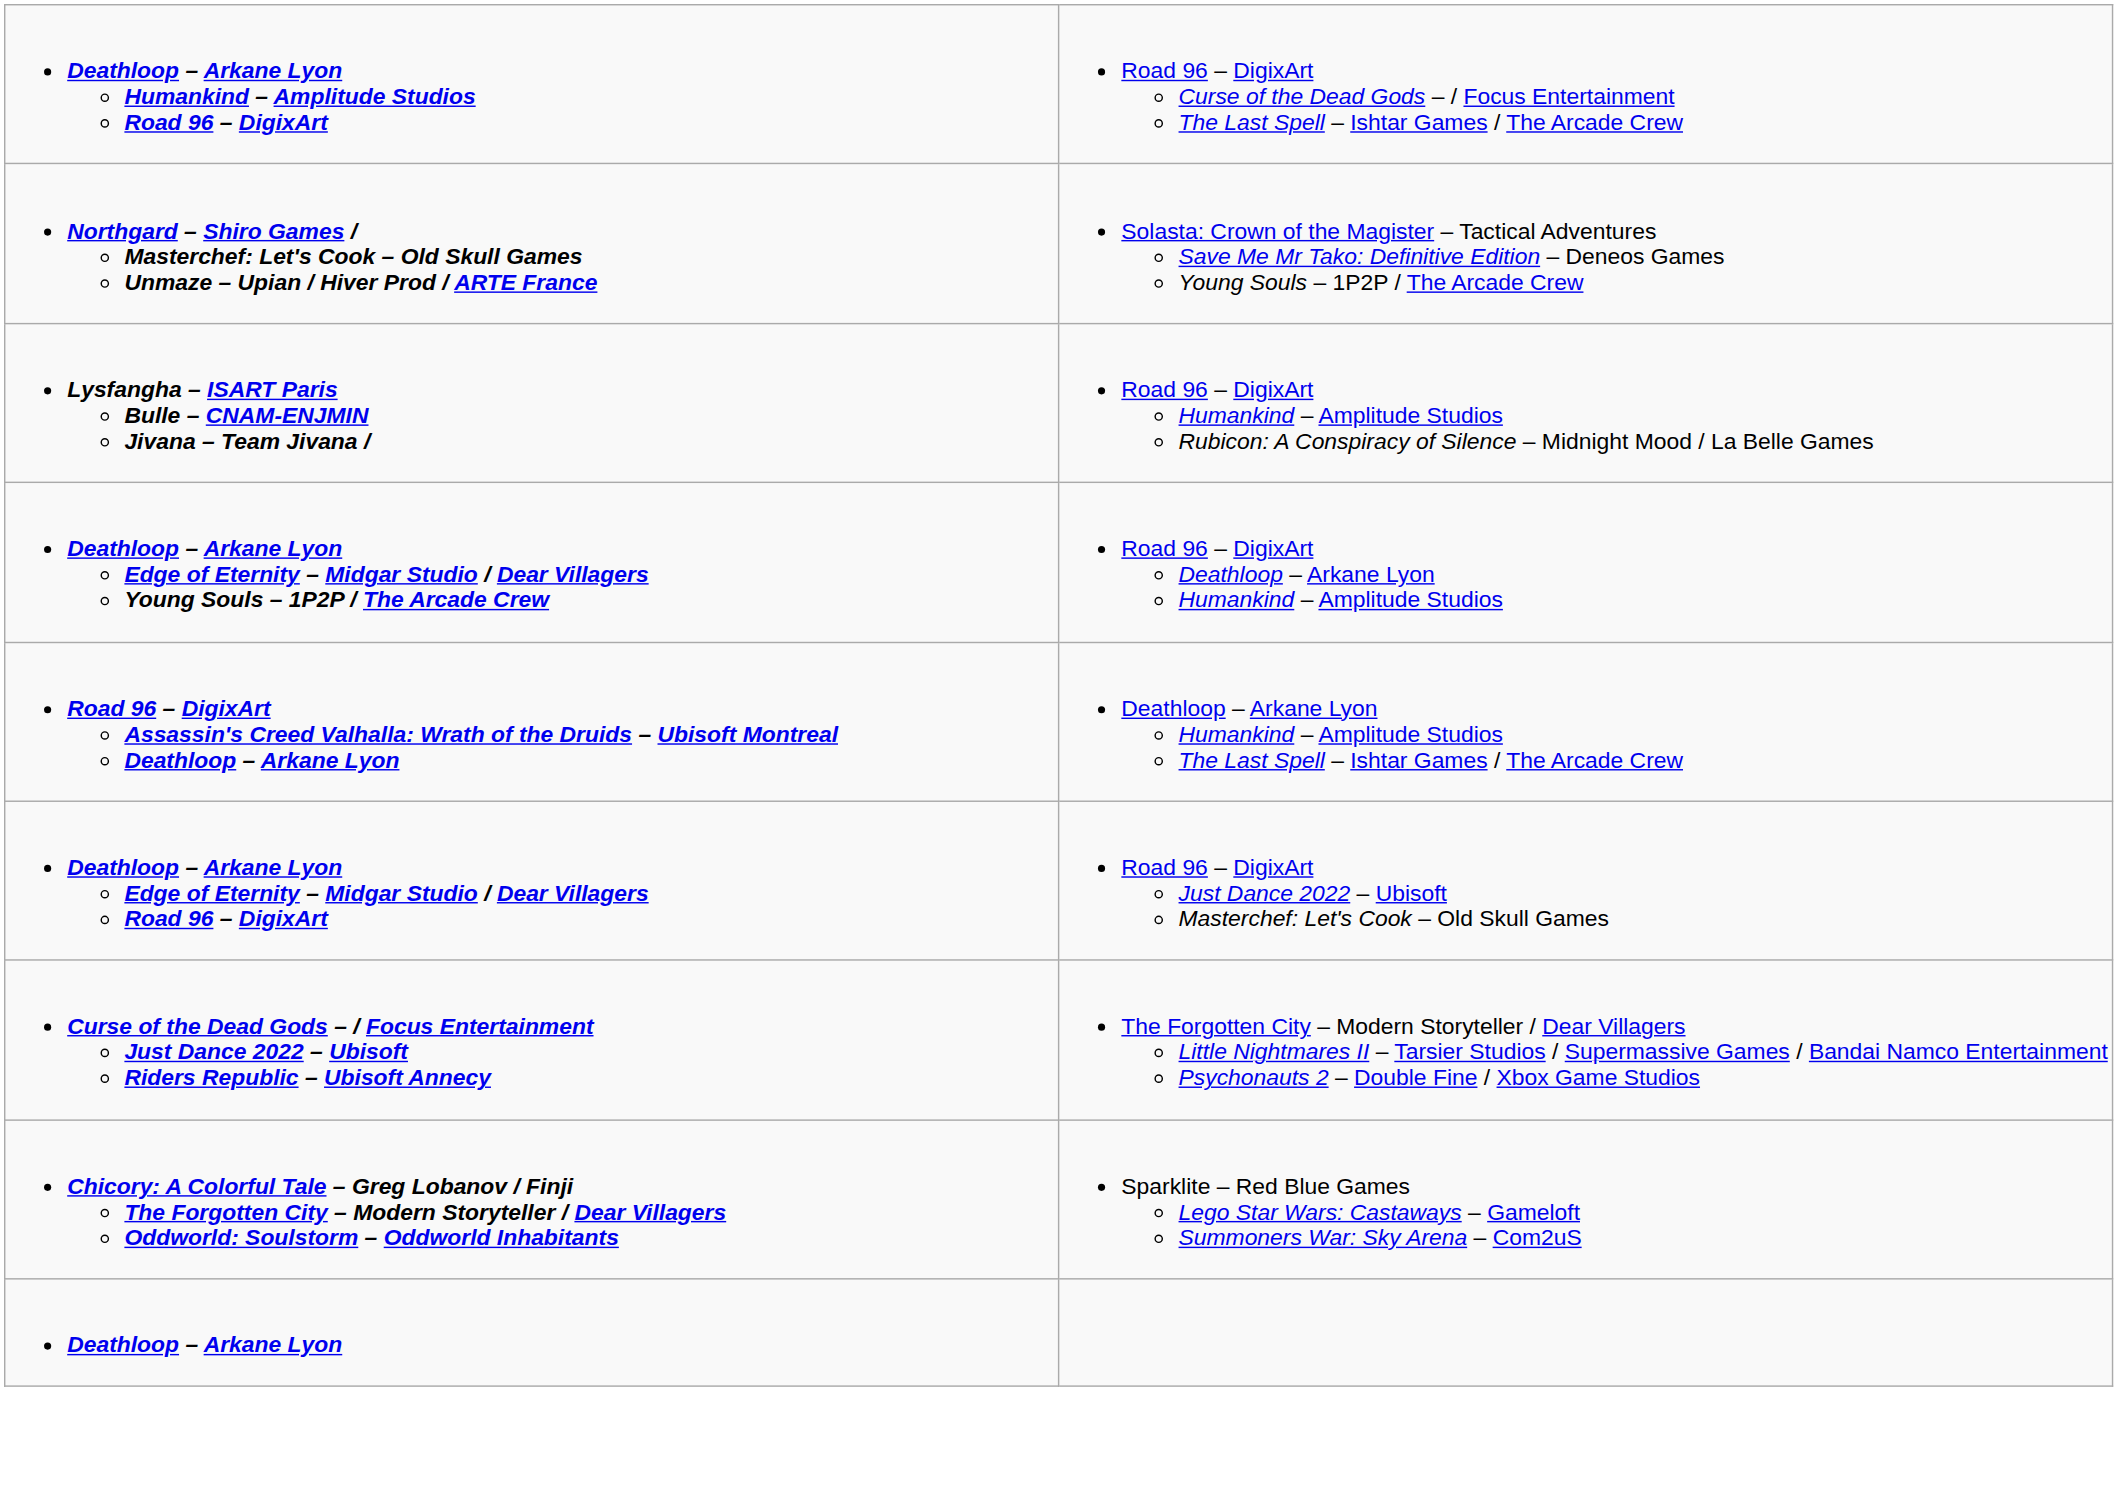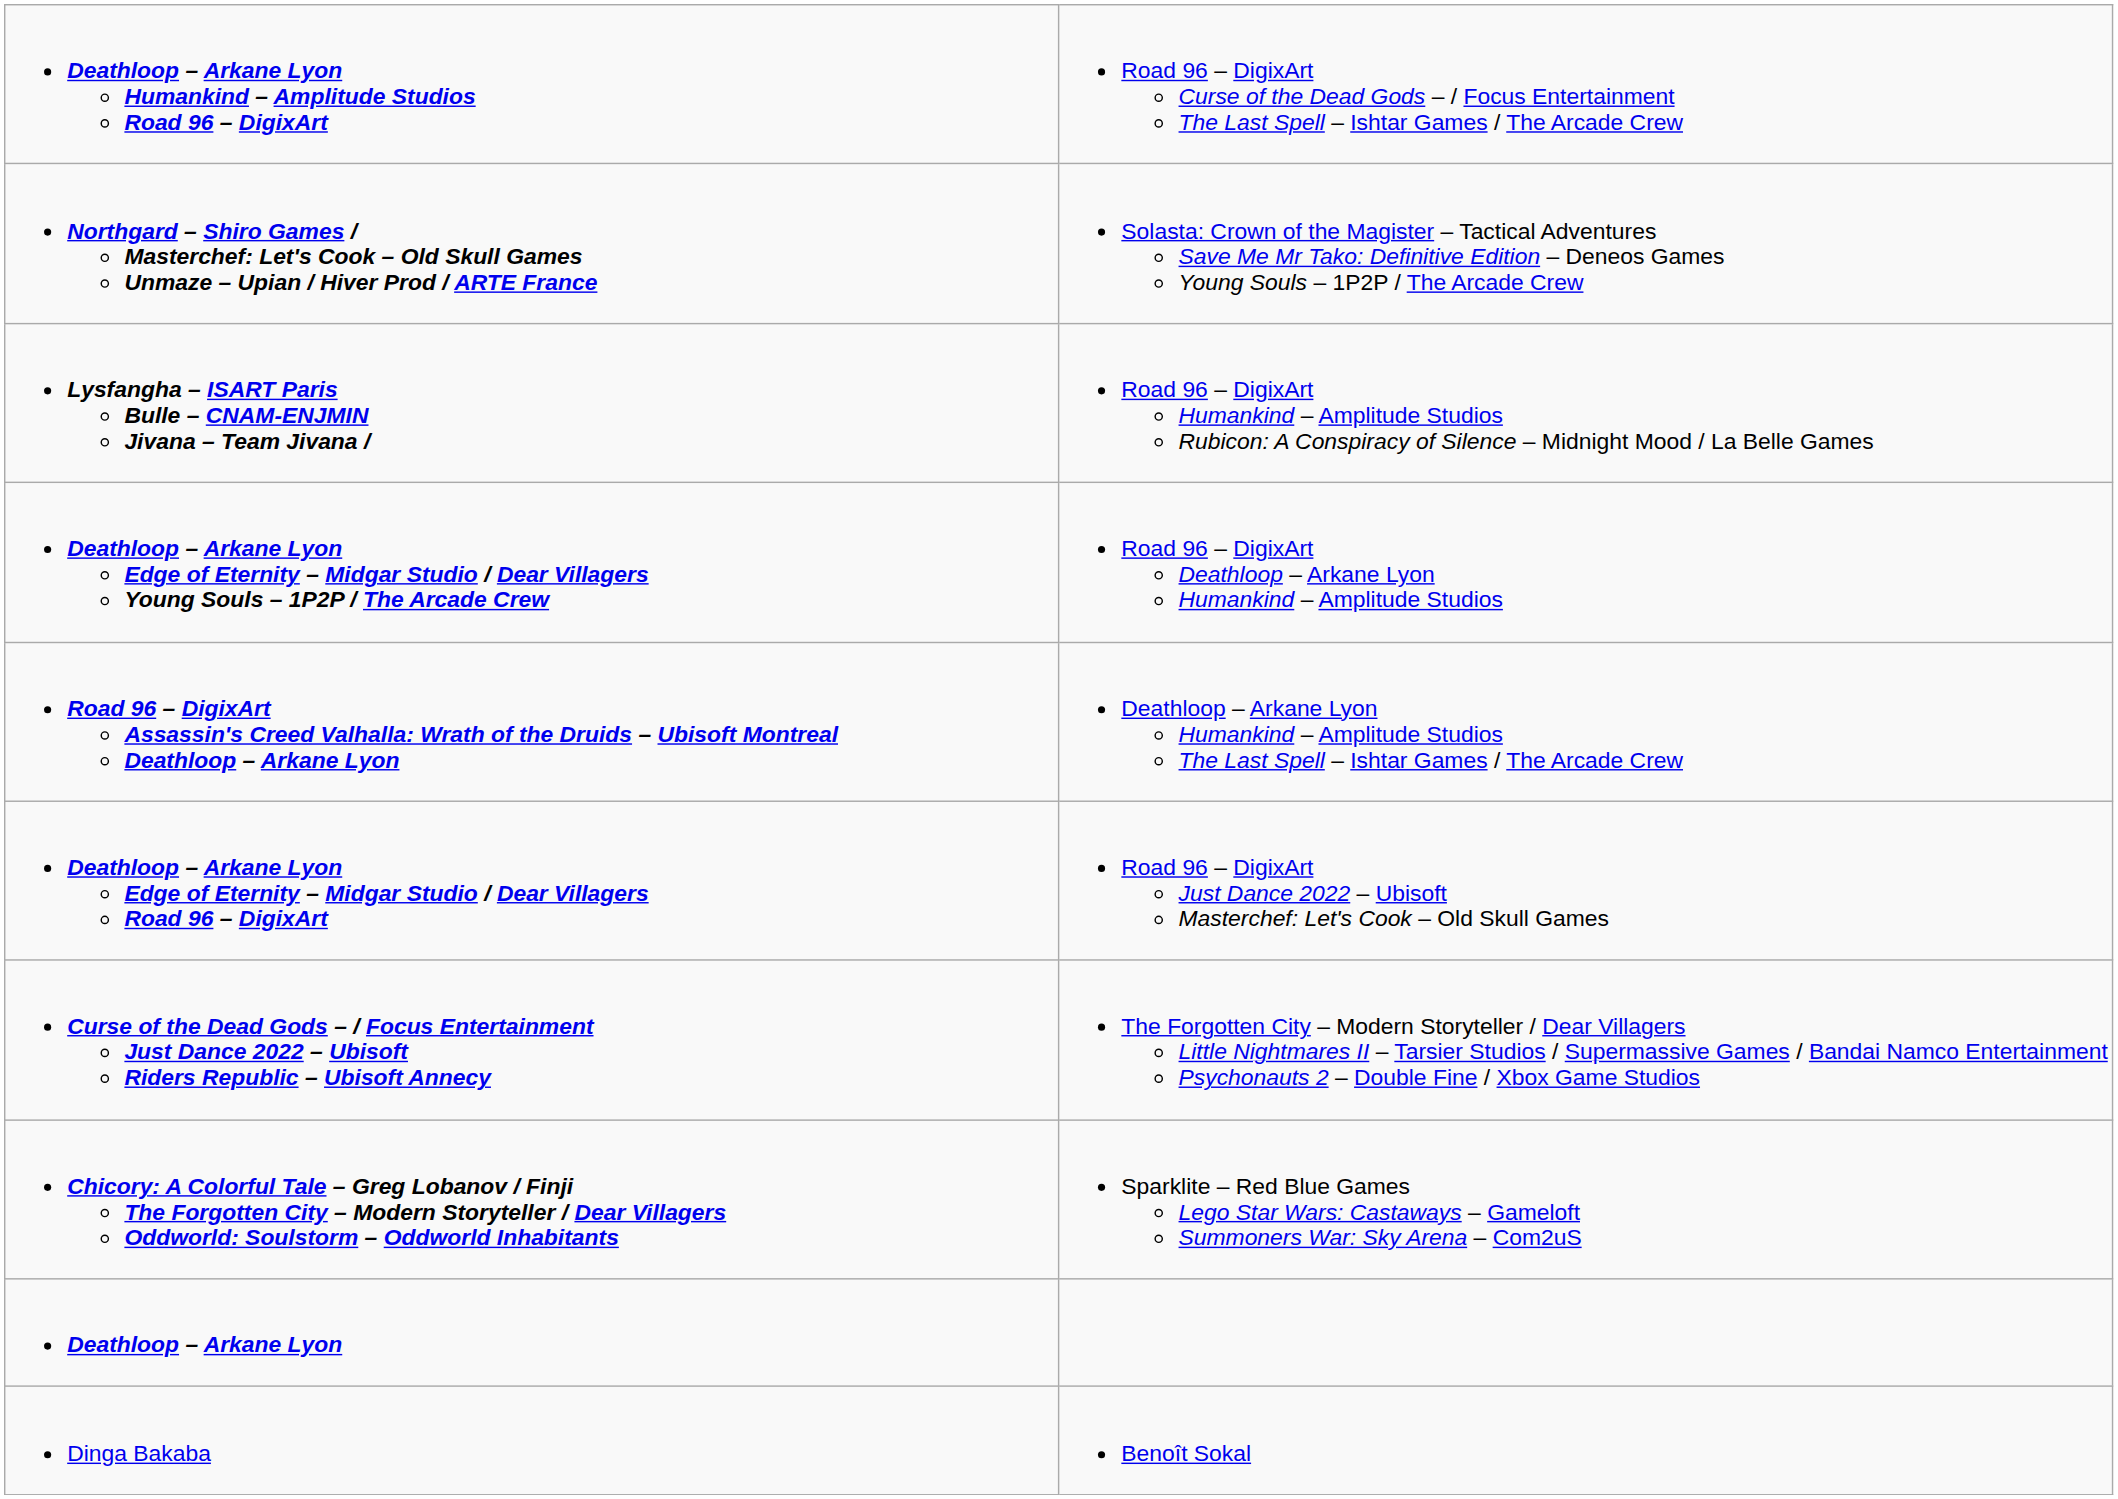+ row: (532, 1453)
